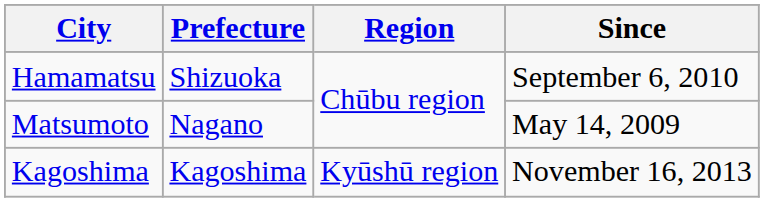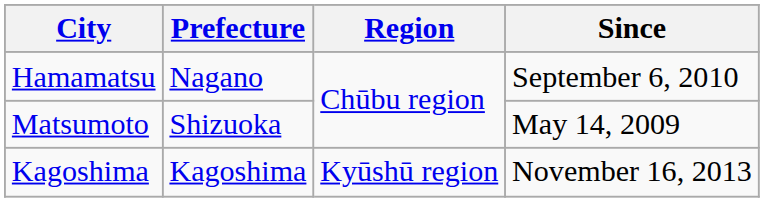(225, 76) Shizuoka -> (216, 76) Nagano
(216, 123) Nagano -> (225, 123) Shizuoka
